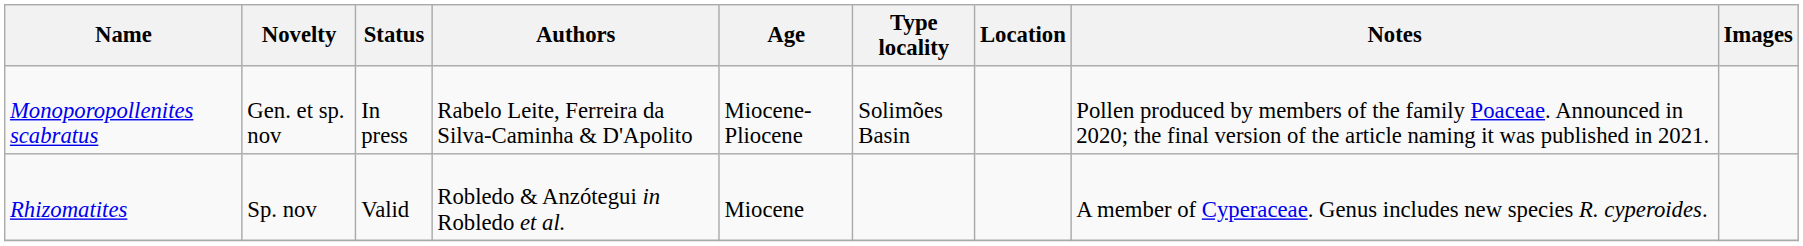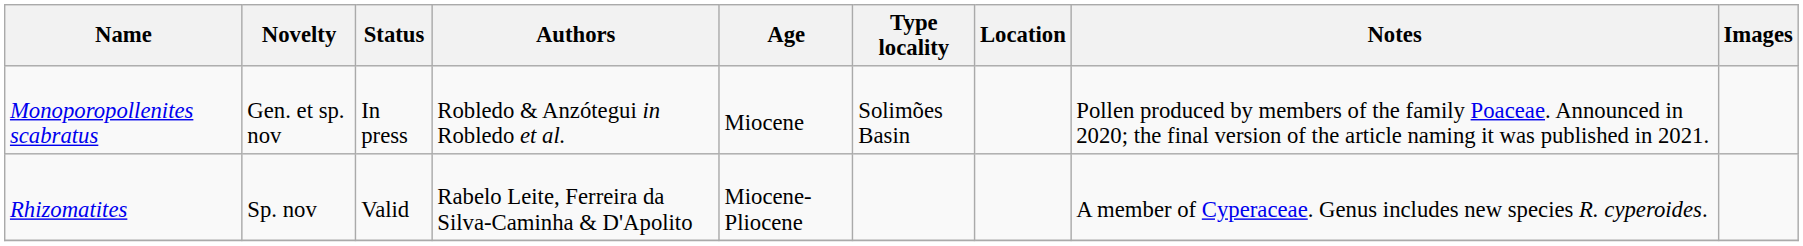(565, 122) Rabelo Leite, Ferreira da Silva-Caminha & D'Apolito -> (549, 122) Robledo & Anzótegui in Robledo et al.
(768, 122) Miocene-Pliocene -> (764, 122) Miocene
(549, 209) Robledo & Anzótegui in Robledo et al. -> (565, 209) Rabelo Leite, Ferreira da Silva-Caminha & D'Apolito
(764, 209) Miocene -> (768, 209) Miocene-Pliocene
